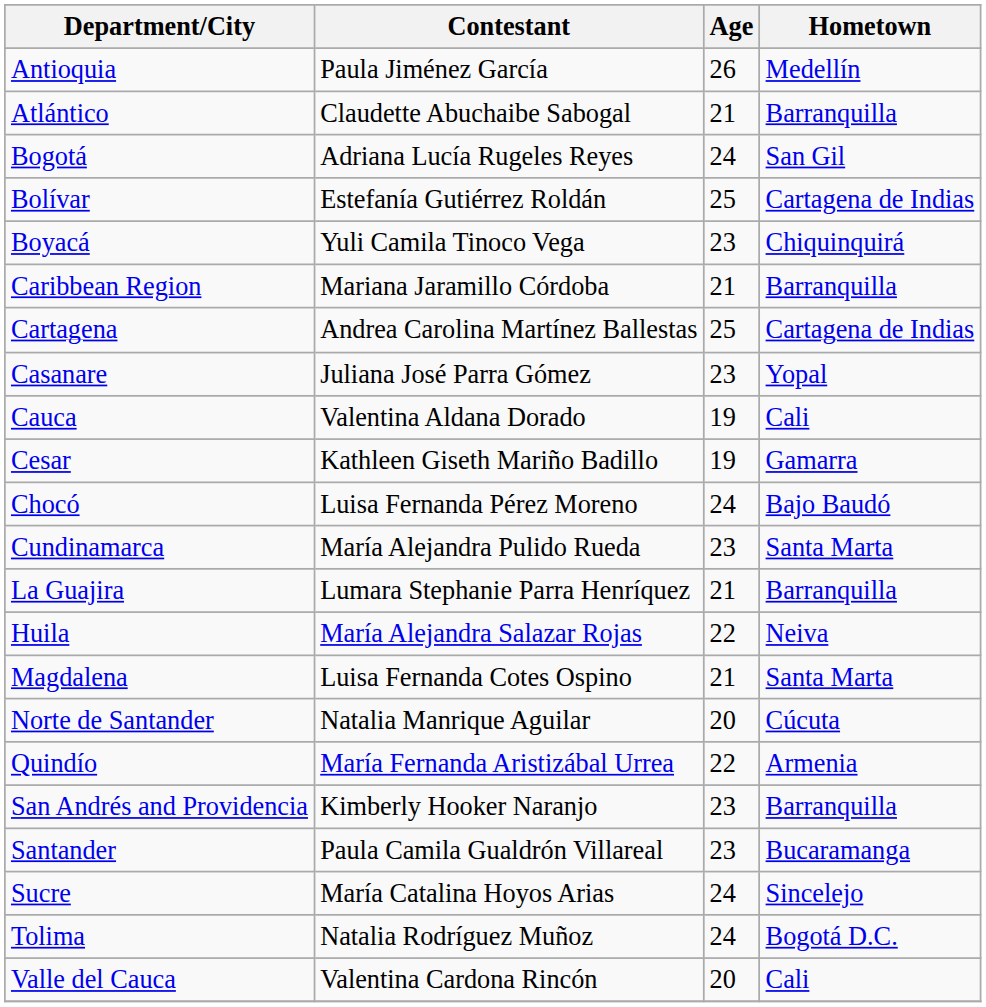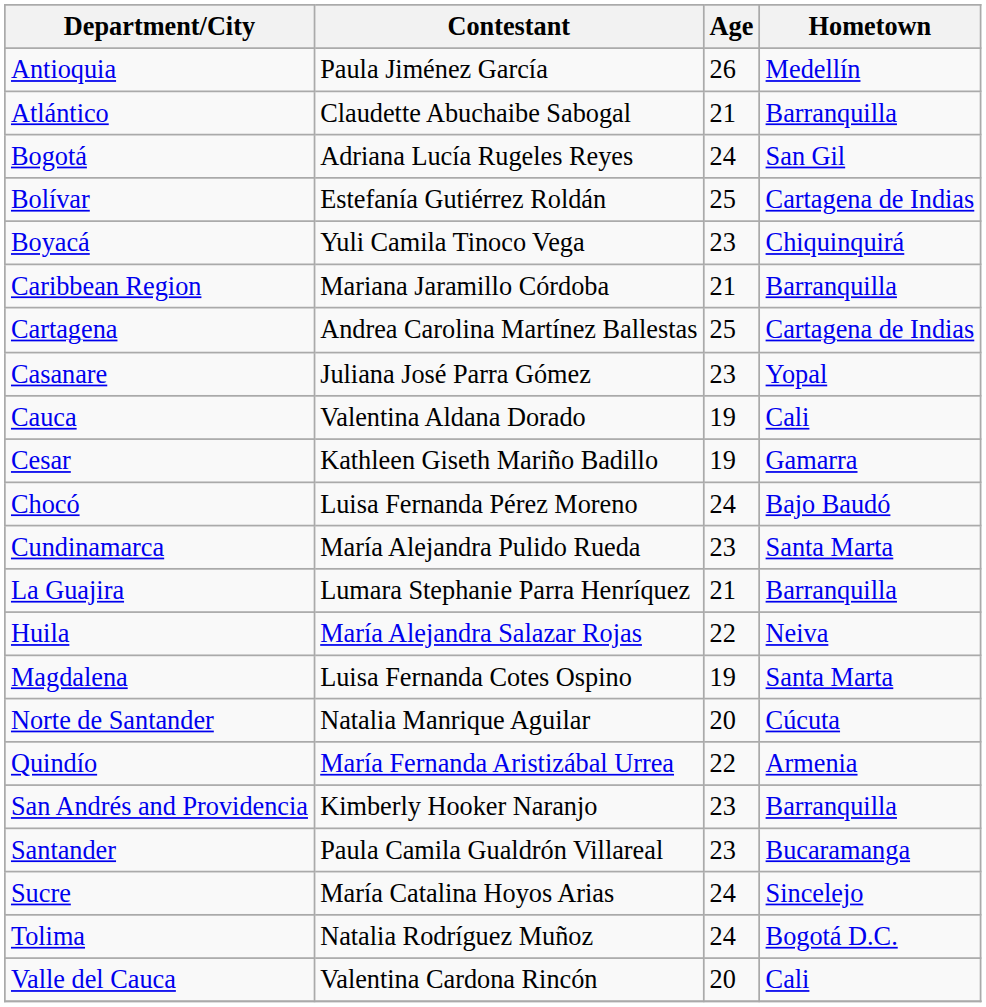(723, 676) 21 -> (723, 676) 19
